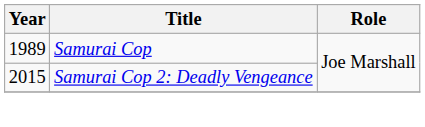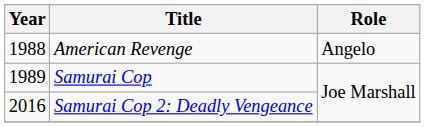+ row: (123, 48)
(27, 77) 2015 -> (27, 106) 2016
